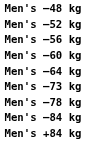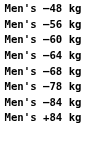- row: (43, 24)
+ row: (43, 71)
- row: (43, 87)
